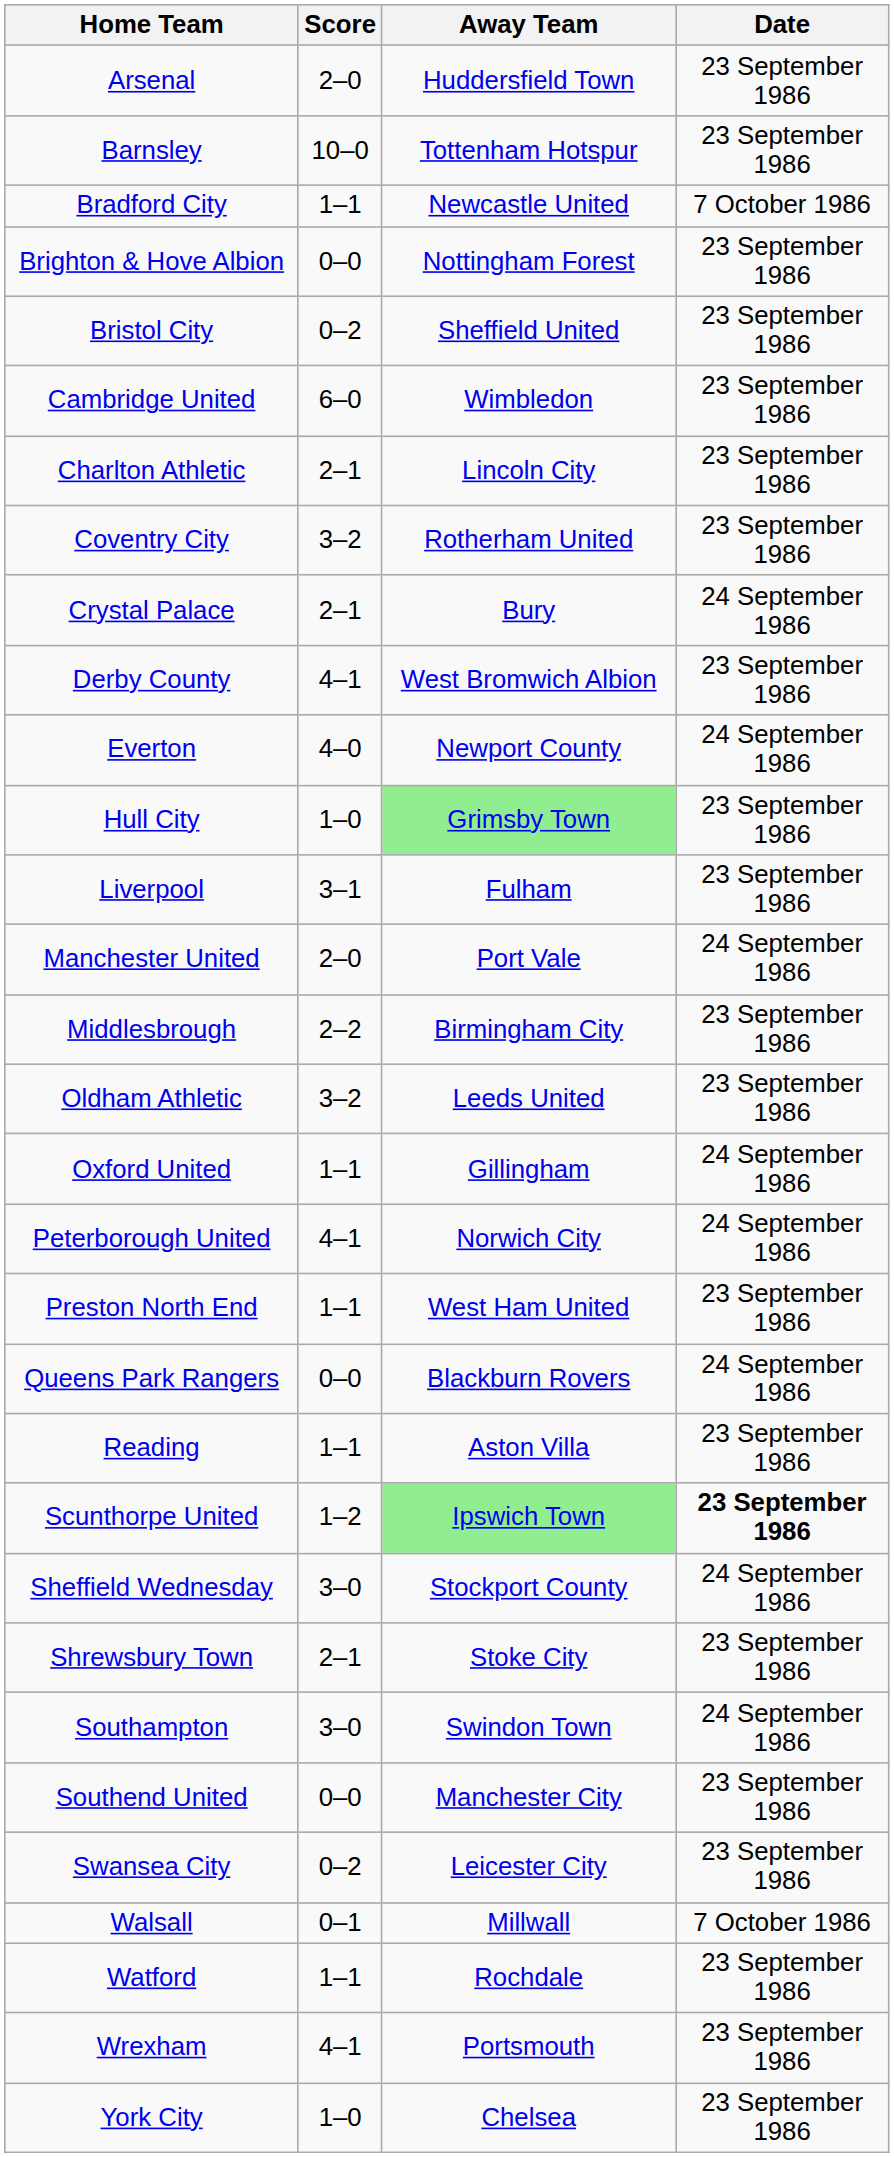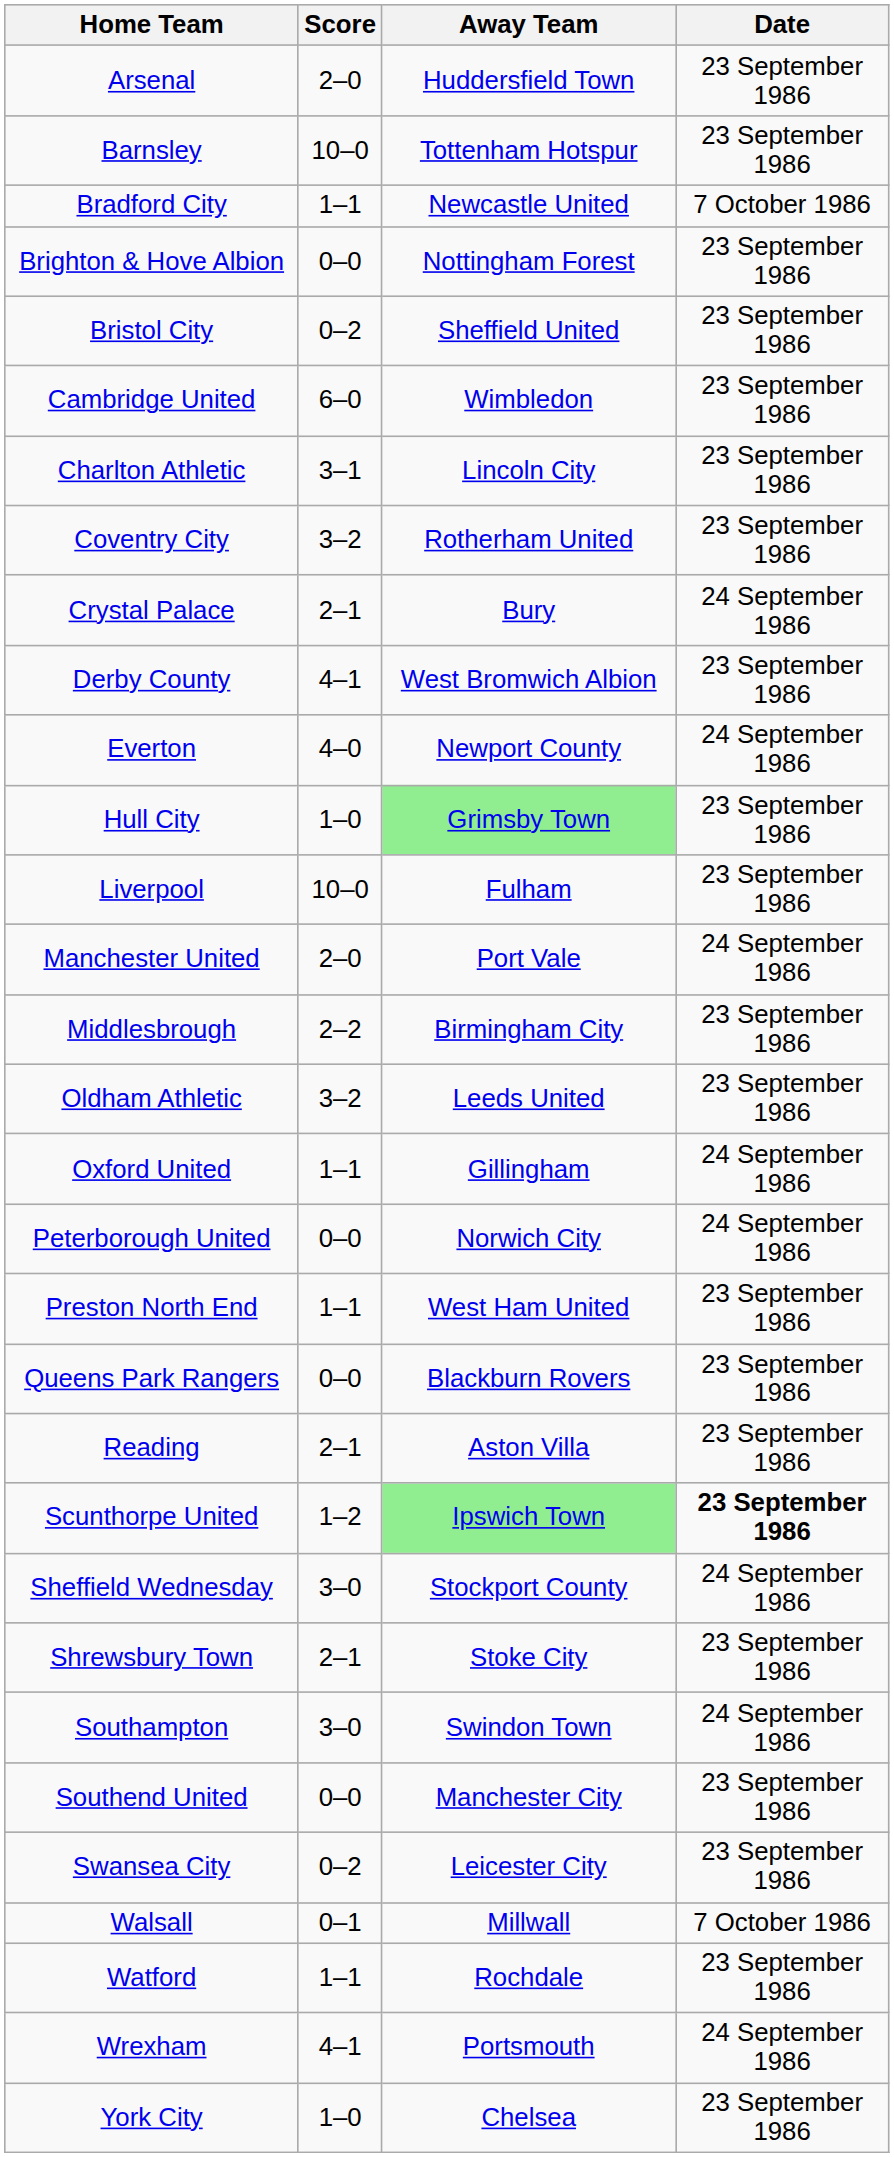(340, 470) 2–1 -> (340, 470) 3–1
(340, 889) 3–1 -> (340, 889) 10–0
(340, 1238) 4–1 -> (340, 1238) 0–0
(782, 1378) 24 September 1986 -> (782, 1378) 23 September 1986
(340, 1447) 1–1 -> (340, 1447) 2–1
(782, 2047) 23 September 1986 -> (782, 2047) 24 September 1986
